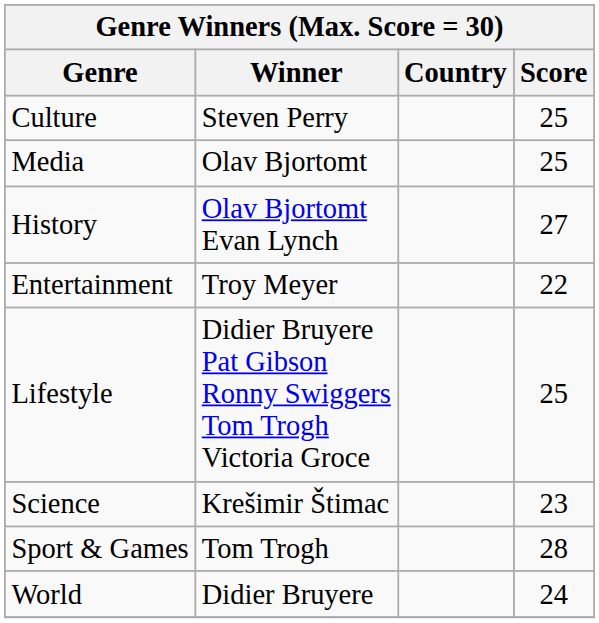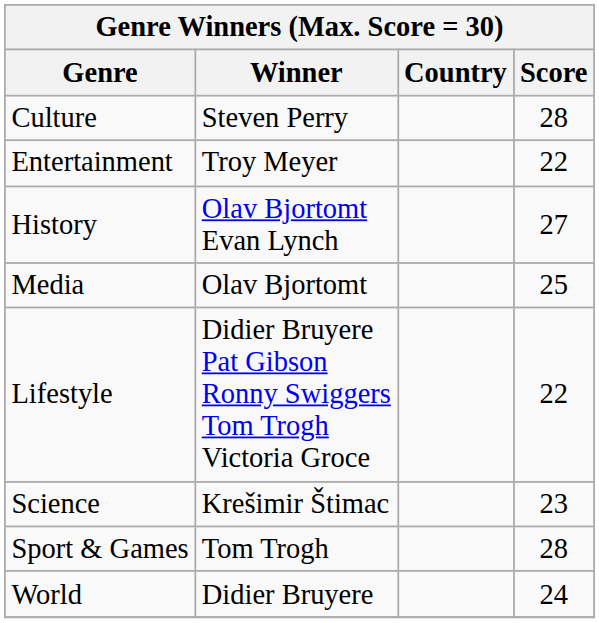(554, 117) 25 -> (554, 117) 28
rows swapped: (92, 284) <-> (48, 162)
(554, 394) 25 -> (554, 394) 22
